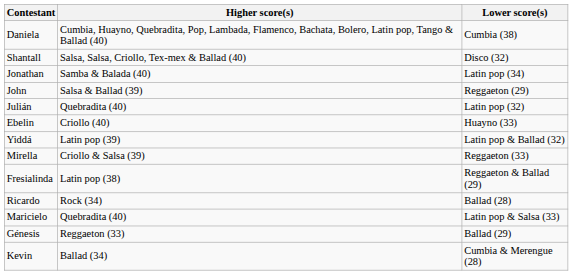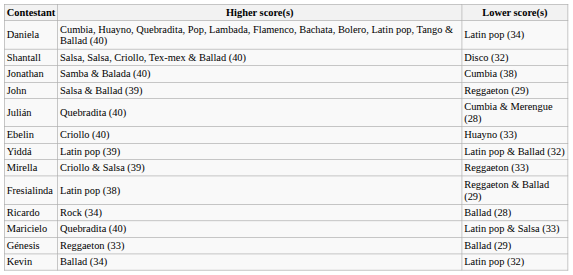(491, 35) Cumbia (38) -> (494, 35) Latin pop (34)
(494, 73) Latin pop (34) -> (491, 73) Cumbia (38)
(494, 106) Latin pop (32) -> (508, 112) Cumbia & Merengue (28)
(508, 256) Cumbia & Merengue (28) -> (494, 262) Latin pop (32)
